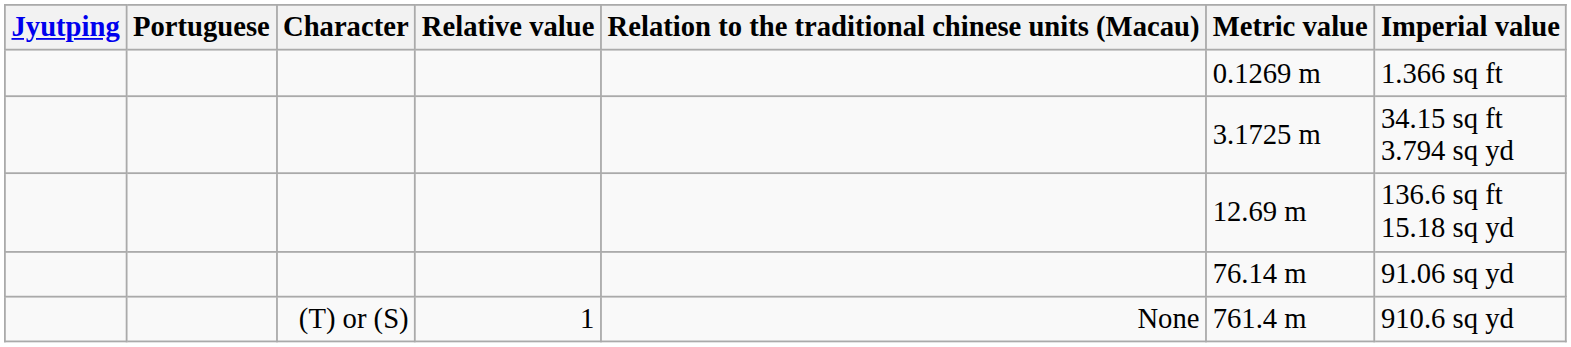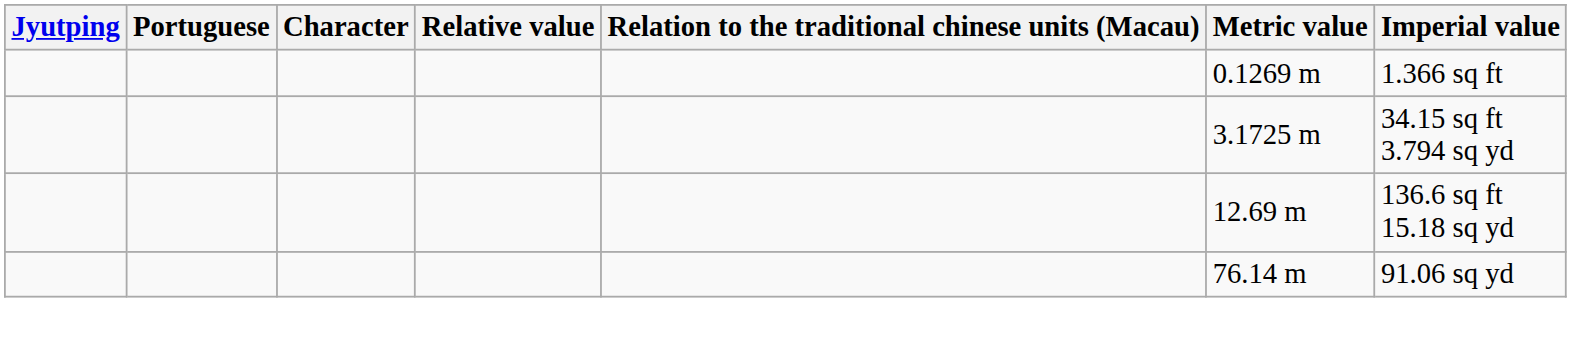- row: (354, 318)
